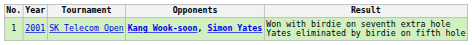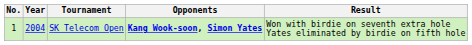(35, 29) 2001 -> (35, 29) 2004
